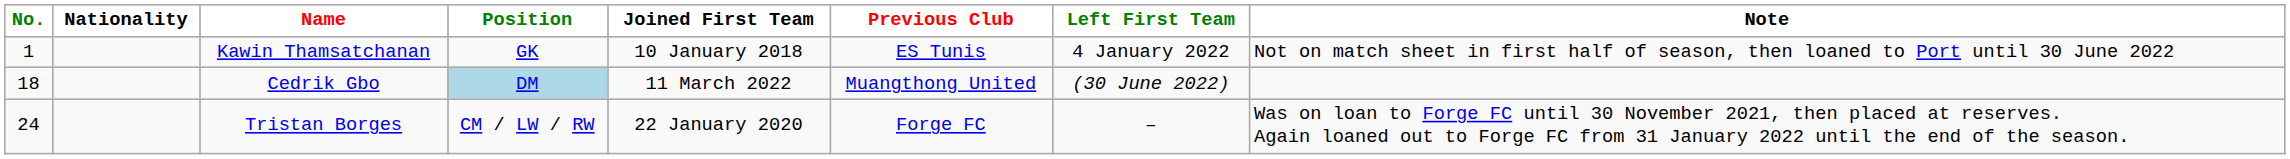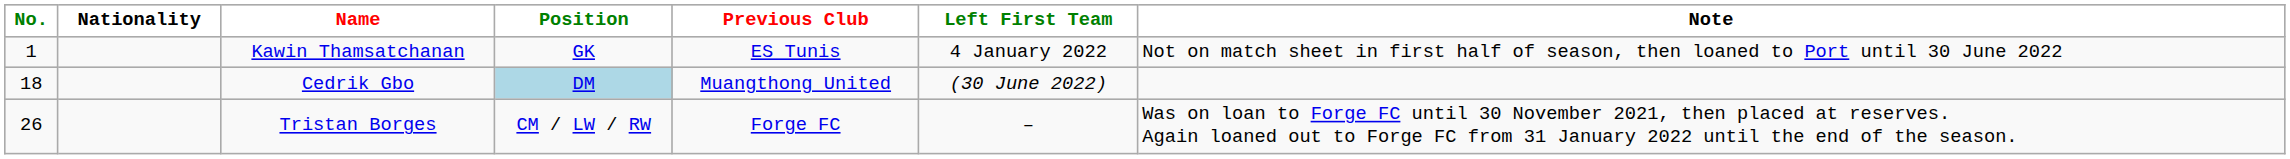- column: (718, 20)
(29, 126) 24 -> (31, 126) 26
